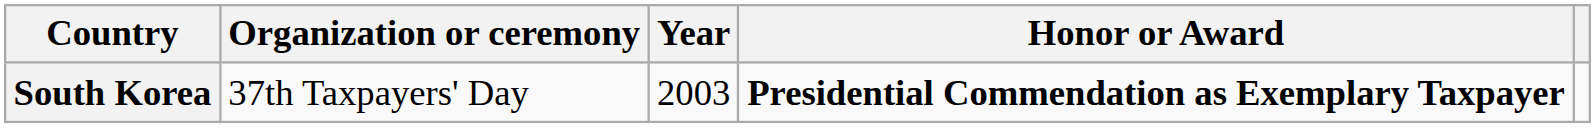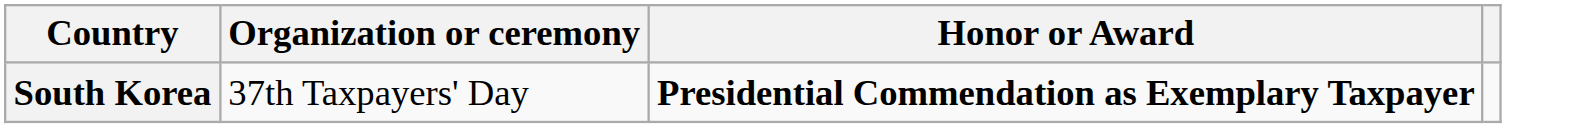- column: (694, 33)
